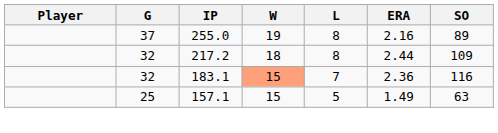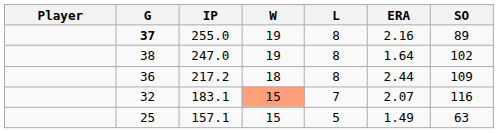(148, 35) normal -> (148, 35) bold
+ row: (210, 56)
(148, 56) 32 -> (148, 76) 36
(399, 76) 2.36 -> (399, 97) 2.07
